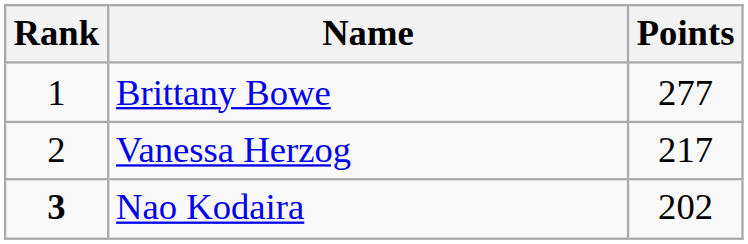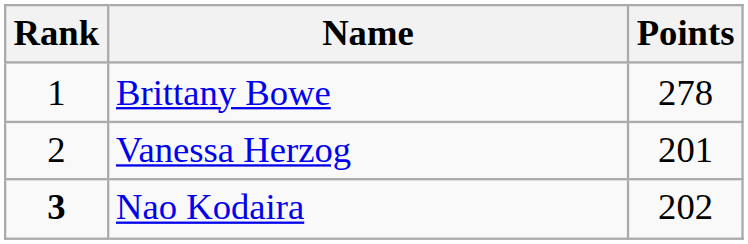(686, 91) 277 -> (686, 91) 278
(686, 149) 217 -> (686, 149) 201
